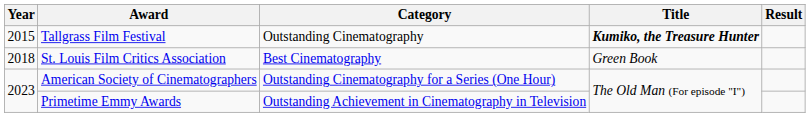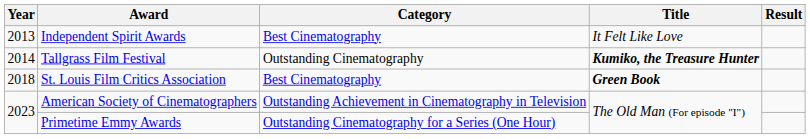+ row: (113, 36)
(21, 36) 2015 -> (21, 58) 2014
(625, 58) normal -> (626, 79) bold
(409, 79) Outstanding Cinematography for a Series (One Hour) -> (425, 101) Outstanding Achievement in Cinematography in Television
(425, 101) Outstanding Achievement in Cinematography in Television -> (409, 123) Outstanding Cinematography for a Series (One Hour)
